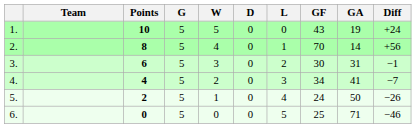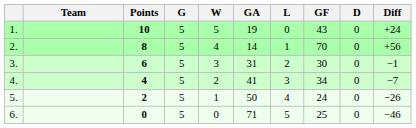columns swapped: (250, 13) <-> (355, 13)
